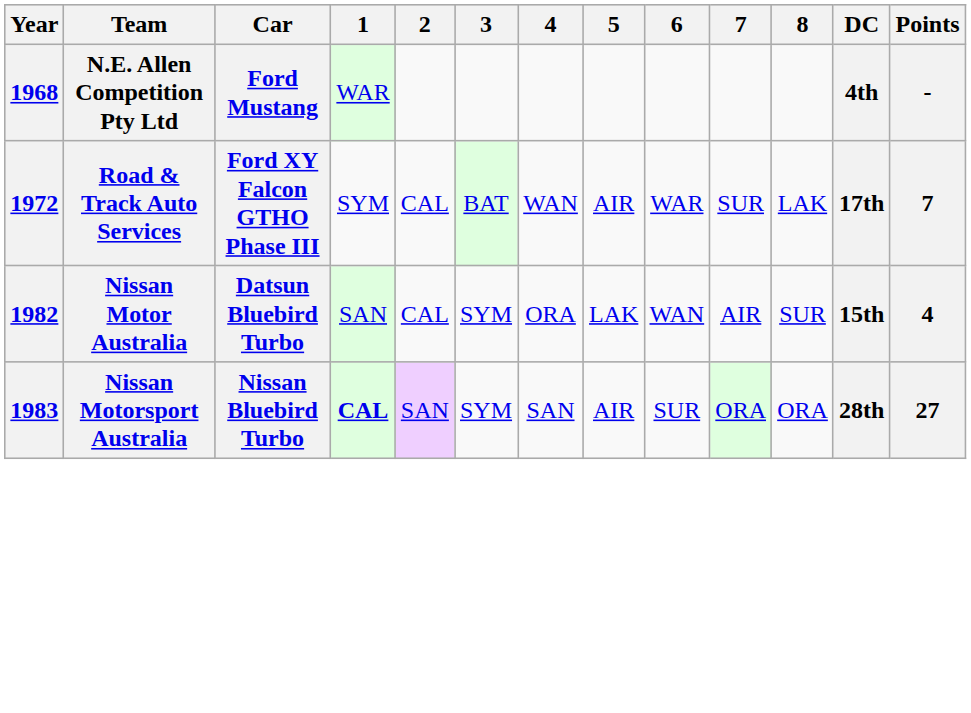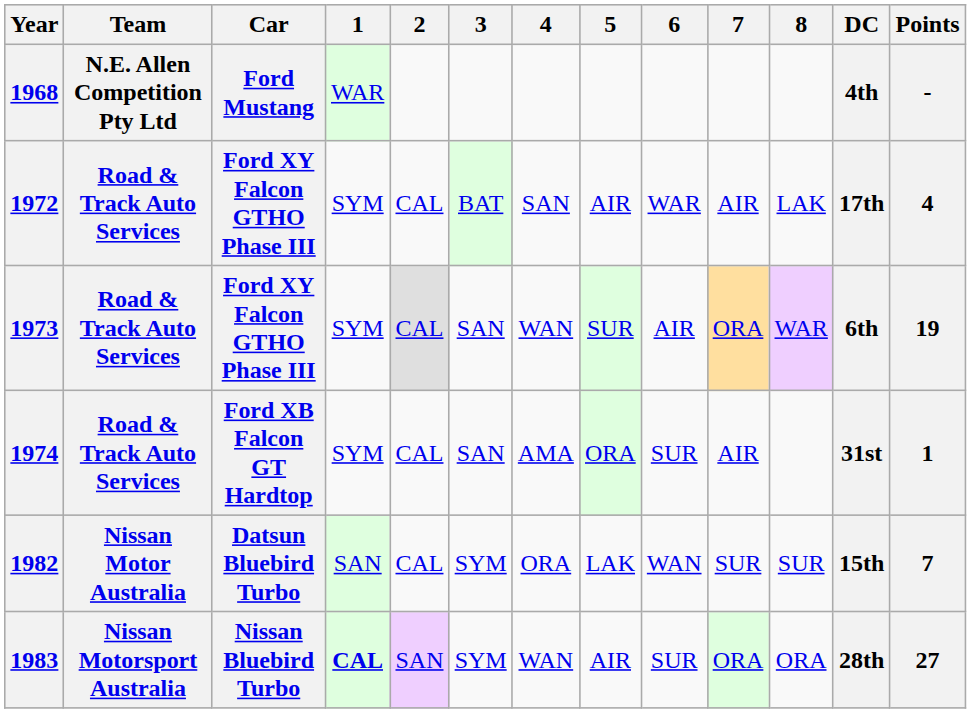(551, 203) WAN -> (546, 203) SAN
(741, 203) SUR -> (738, 203) AIR
(928, 203) 7 -> (928, 203) 4
+ row: (34, 328)
+ row: (34, 453)
(741, 313) AIR -> (738, 563) SUR
(928, 313) 4 -> (928, 563) 7
(551, 410) SAN -> (546, 660) WAN
